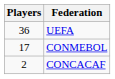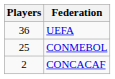(24, 47) 17 -> (24, 47) 25
